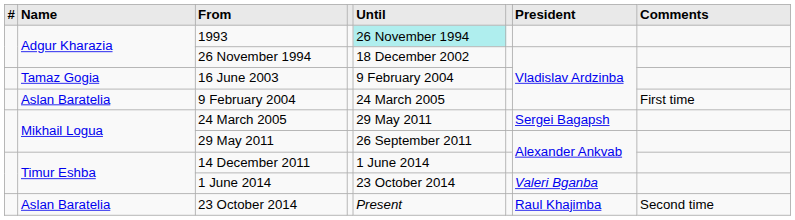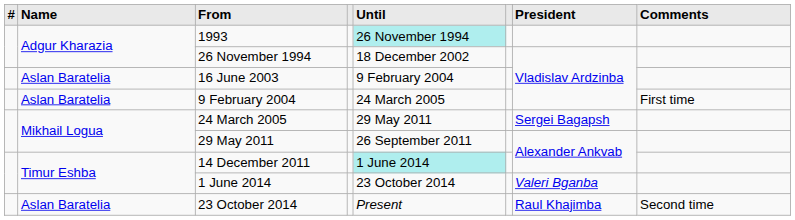(60, 78) Tamaz Gogia -> (66, 78) Aslan Baratelia
(393, 162) no background -> (393, 162) paleturquoise background
